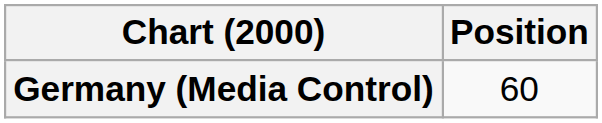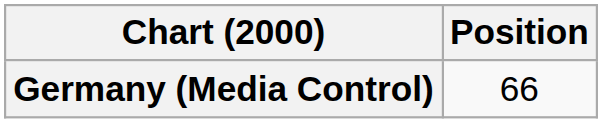(519, 88) 60 -> (519, 88) 66
